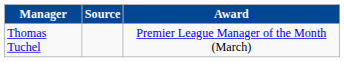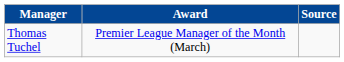columns swapped: (231, 14) <-> (103, 14)
